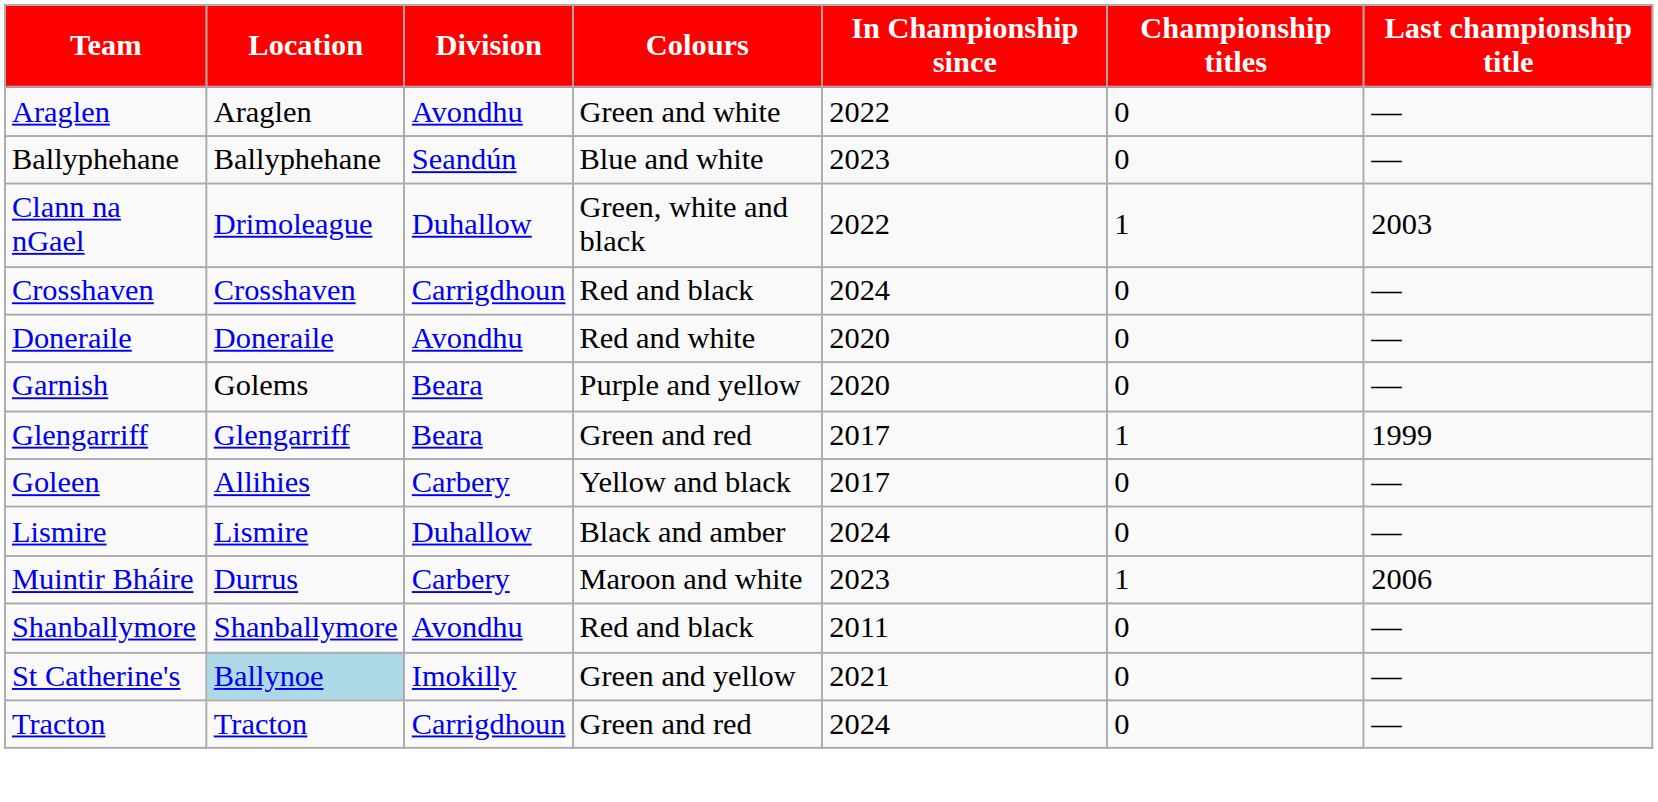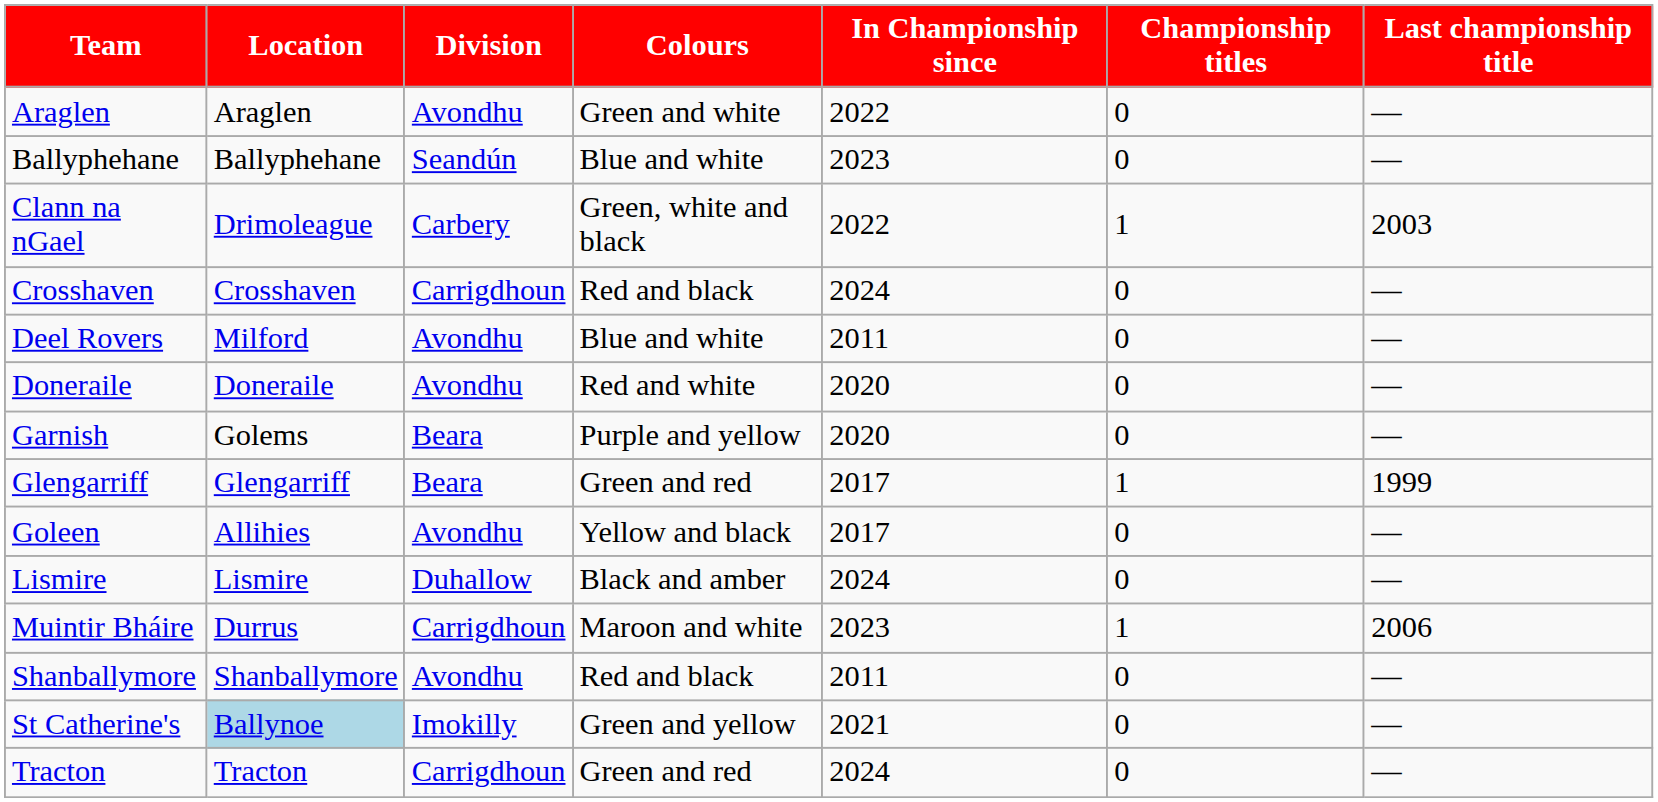(472, 224) Duhallow -> (461, 224) Carbery
+ row: (88, 338)
(461, 482) Carbery -> (467, 530) Avondhu
(461, 579) Carbery -> (489, 627) Carrigdhoun
